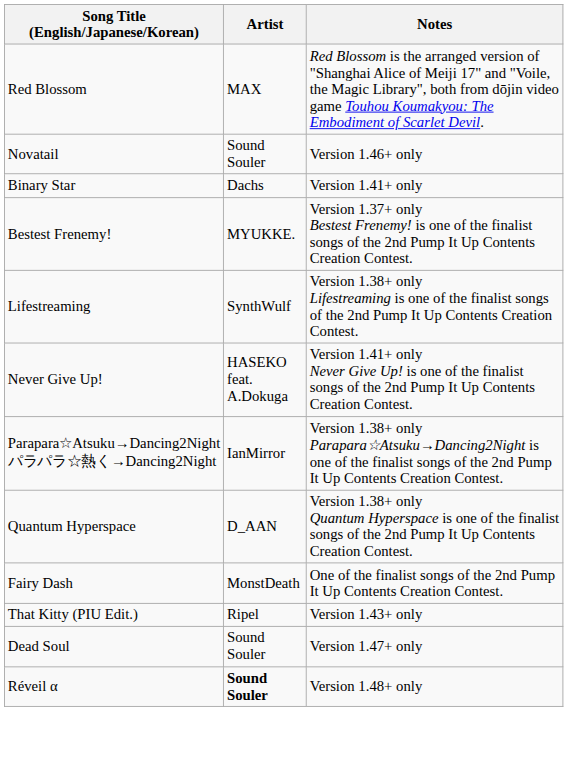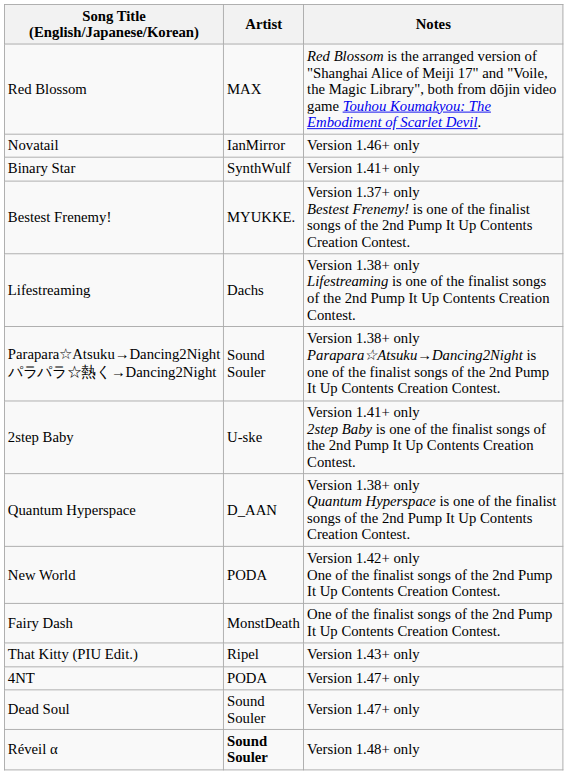(246, 153) Sound Souler -> (256, 145) IanMirror
(245, 185) Dachs -> (259, 169) SynthWulf
(259, 306) SynthWulf -> (245, 290) Dachs
- row: (55, 379)
(256, 453) IanMirror -> (246, 363) Sound Souler
+ row: (41, 437)
+ row: (42, 574)
+ row: (21, 678)
